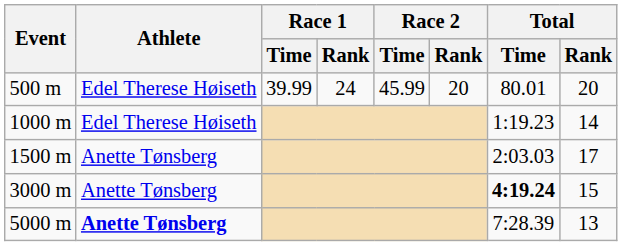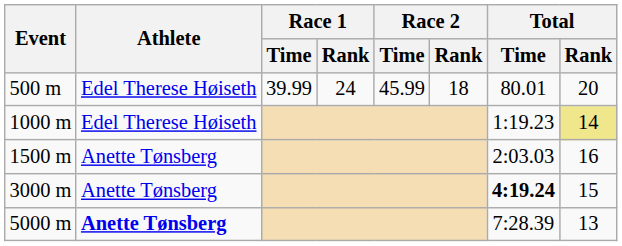(458, 89) 20 -> (458, 89) 18
(588, 122) no background -> (588, 122) khaki background
(588, 156) 17 -> (588, 156) 16
